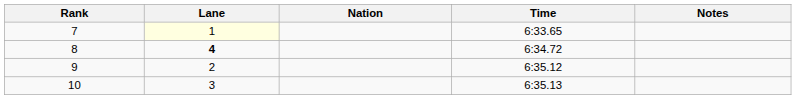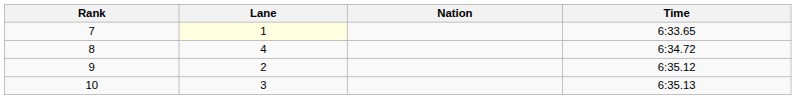- column: (713, 13)
(212, 49) bold -> (263, 49) normal
